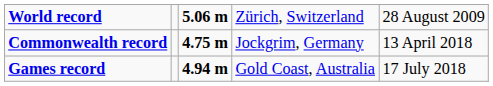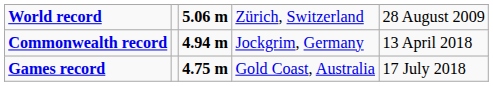(205, 42) 4.75 m -> (205, 42) 4.94 m
(205, 68) 4.94 m -> (205, 68) 4.75 m
